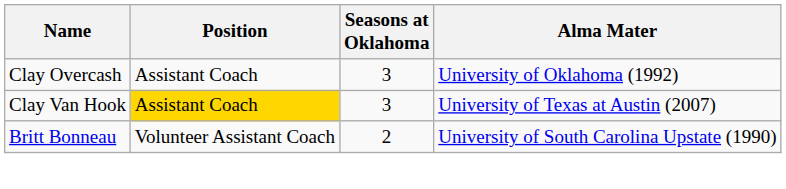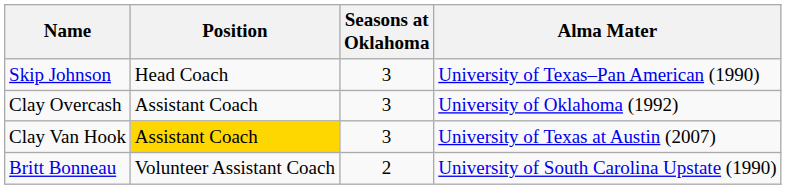+ row: (60, 74)
